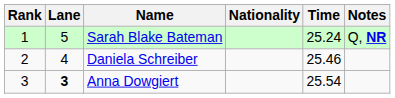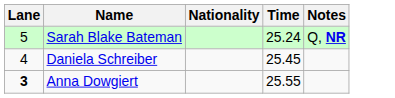- column: (25, 15)
(324, 59) 25.46 -> (283, 59) 25.45
(324, 81) 25.54 -> (283, 81) 25.55
